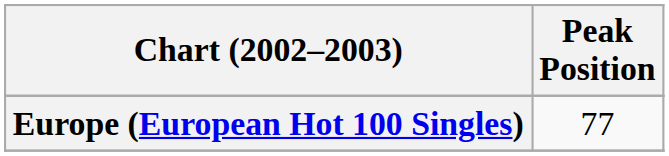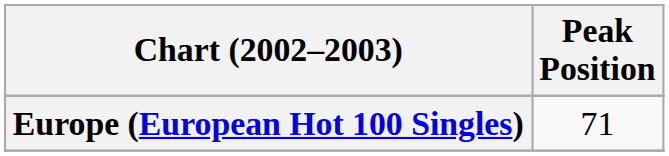(597, 122) 77 -> (597, 122) 71
